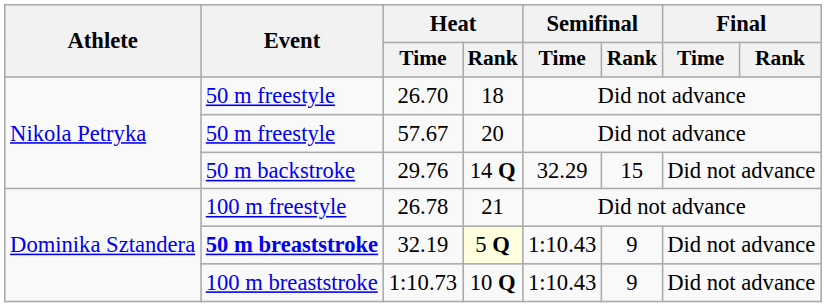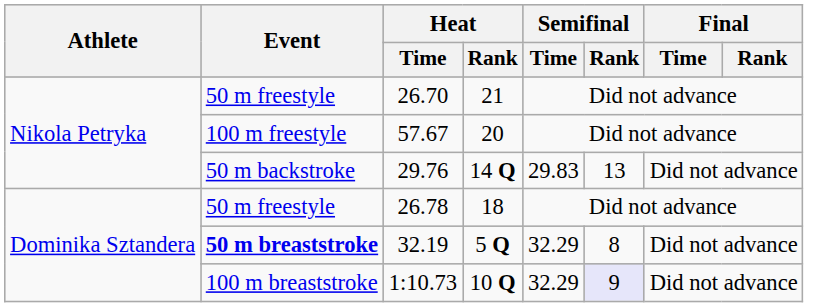(493, 96) 18 -> (493, 96) 21
(270, 133) 50 m freestyle -> (276, 133) 100 m freestyle
(562, 170) 32.29 -> (553, 170) 29.83
(632, 170) 15 -> (614, 170) 13
(276, 207) 100 m freestyle -> (270, 207) 50 m freestyle
(493, 207) 21 -> (493, 207) 18
(493, 245) lightyellow background -> (493, 245) no background
(562, 245) 1:10.43 -> (553, 245) 32.29
(632, 245) 9 -> (614, 245) 8
(562, 282) 1:10.43 -> (553, 282) 32.29
(632, 282) no background -> (614, 282) lavender background
